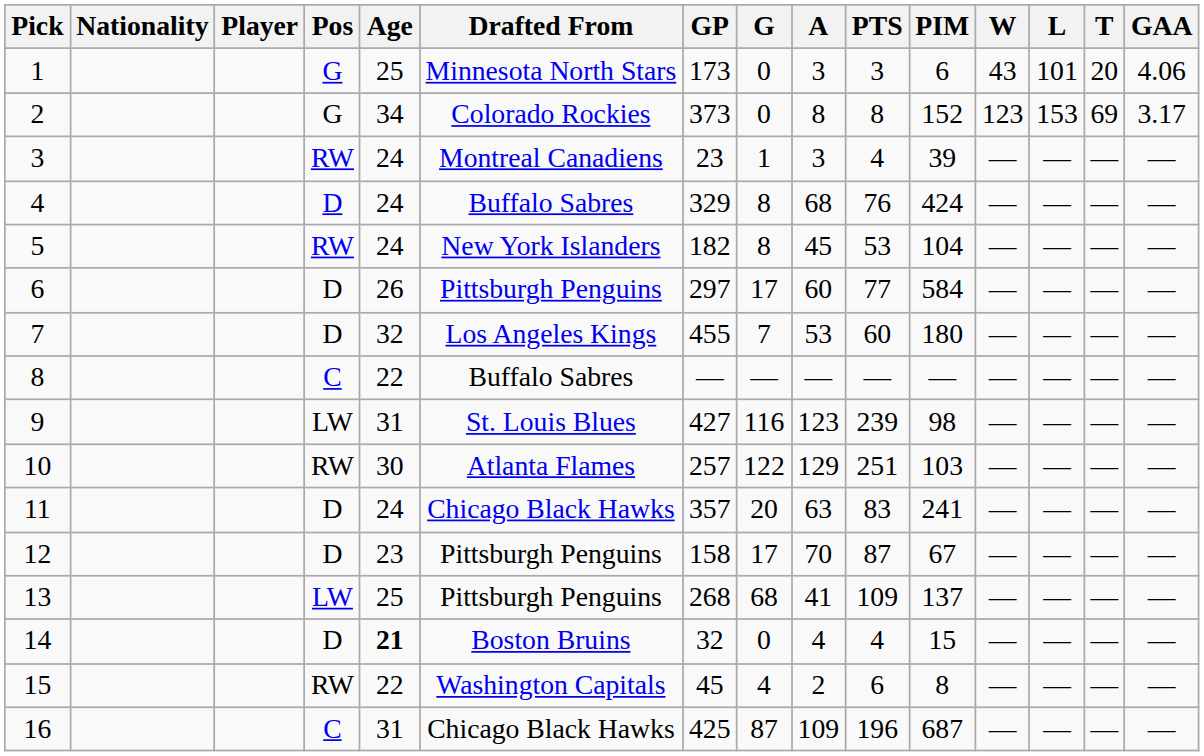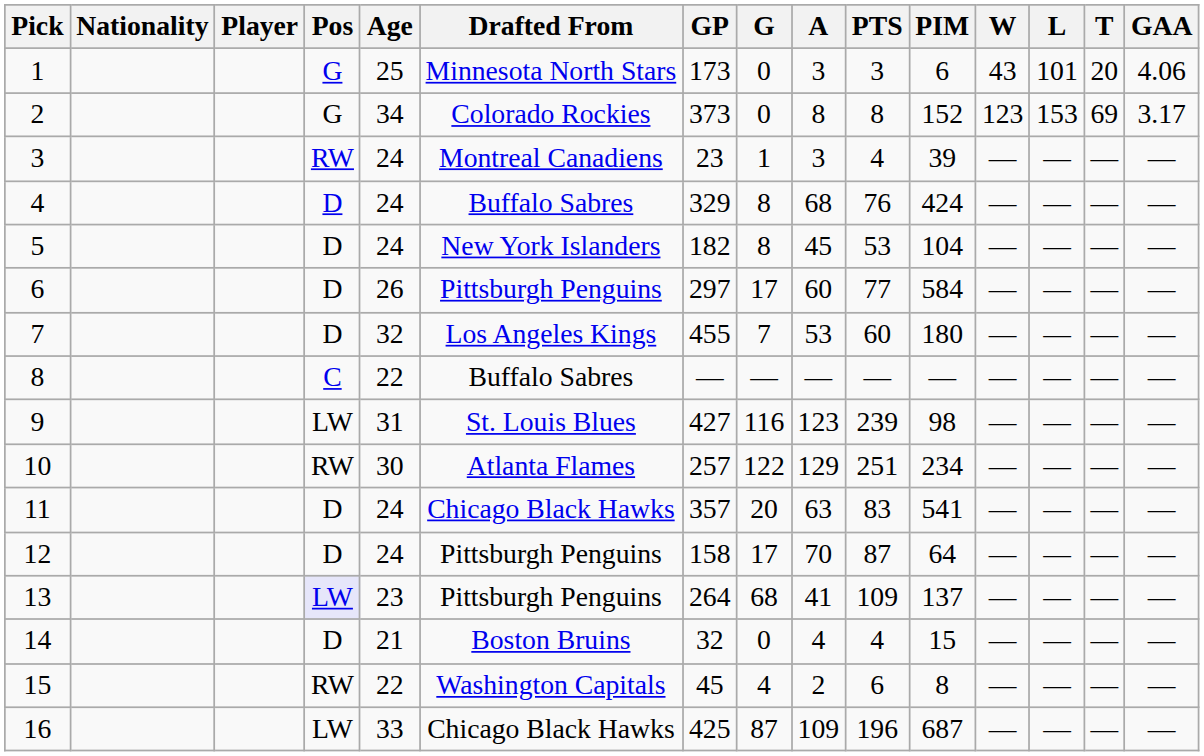(332, 245) RW -> (332, 245) D
(942, 465) 103 -> (942, 465) 234
(942, 509) 241 -> (942, 509) 541
(390, 553) 23 -> (390, 553) 24
(942, 553) 67 -> (942, 553) 64
(332, 597) no background -> (332, 597) lavender background
(390, 597) 25 -> (390, 597) 23
(710, 597) 268 -> (710, 597) 264
(390, 641) bold -> (390, 641) normal
(332, 728) C -> (332, 728) LW
(390, 728) 31 -> (390, 728) 33
